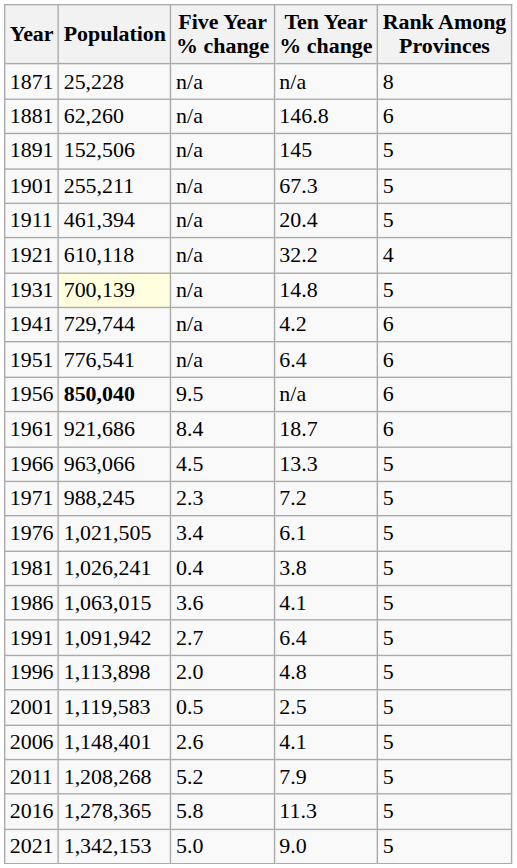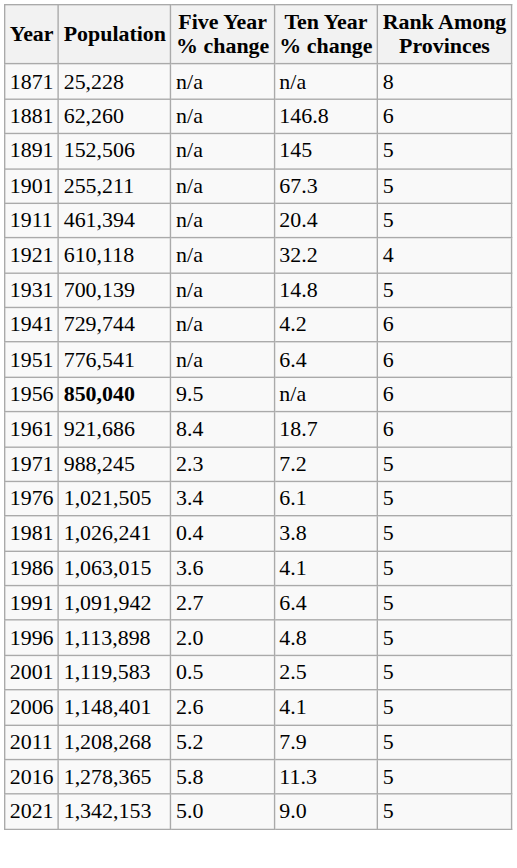(99, 289) lightyellow background -> (99, 289) no background
- row: (32, 463)
